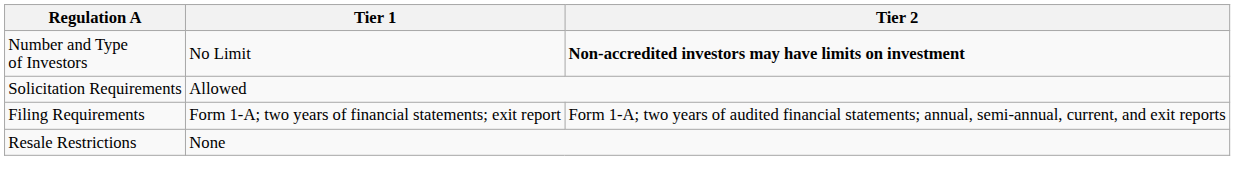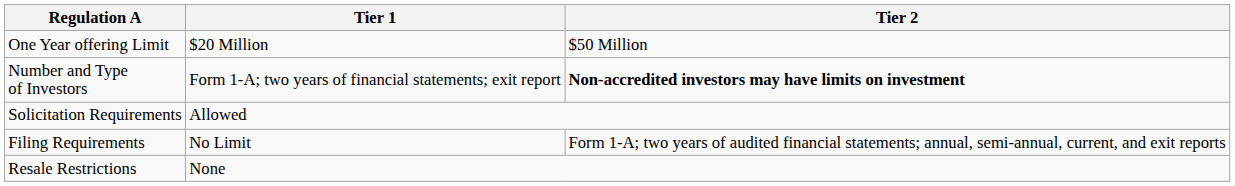+ row: (89, 44)
(220, 53) No Limit -> (375, 79) Form 1-A; two years of financial statements; exit report
(375, 115) Form 1-A; two years of financial statements; exit report -> (220, 141) No Limit
